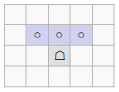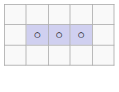- row: (37, 56)
